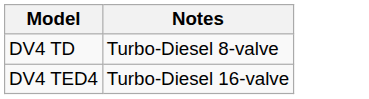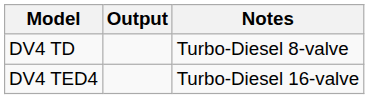+ column: (137, 19)
